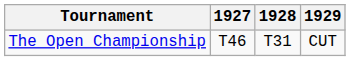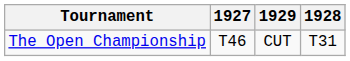columns swapped: (278, 18) <-> (323, 18)
